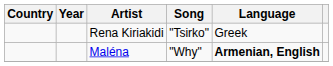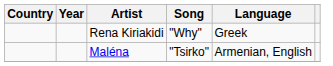(189, 33) "Tsirko" -> (185, 33) "Why"
(185, 52) "Why" -> (189, 52) "Tsirko"
(267, 52) bold -> (263, 52) normal
